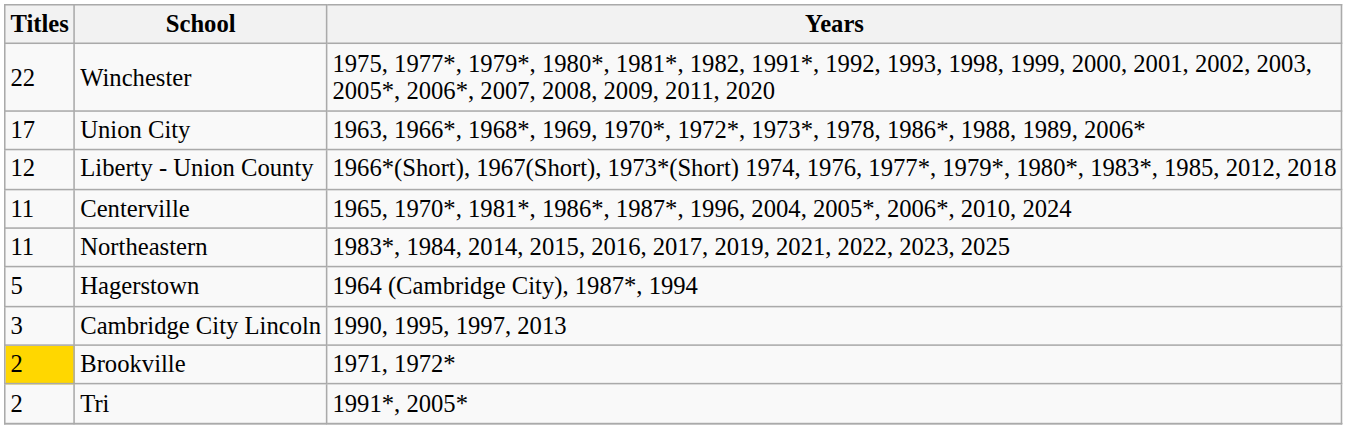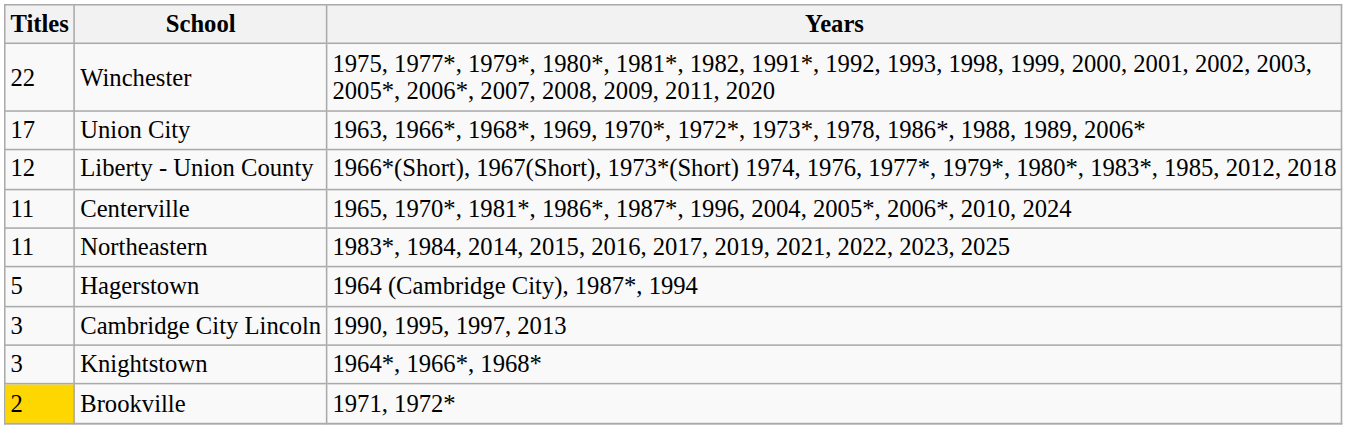+ row: (144, 364)
- row: (95, 403)
